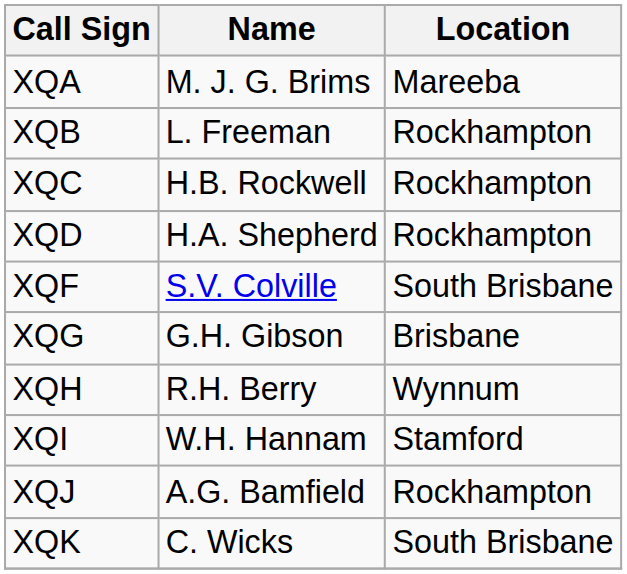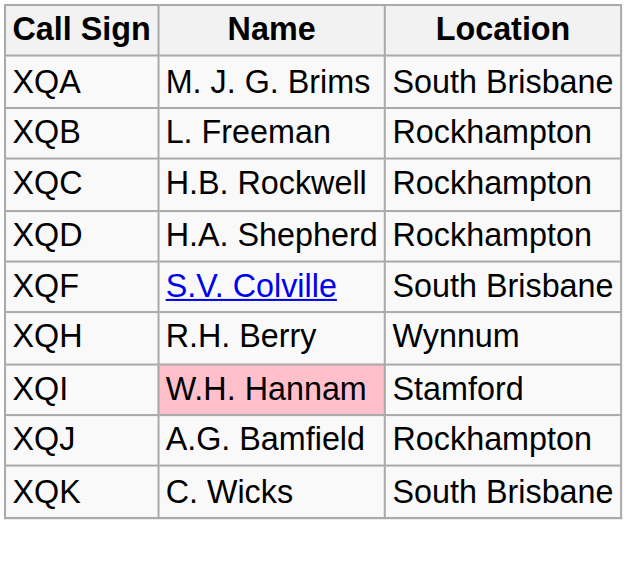(456, 81) Mareeba -> (503, 81) South Brisbane
- row: (48, 337)
(266, 440) no background -> (266, 388) pink background
